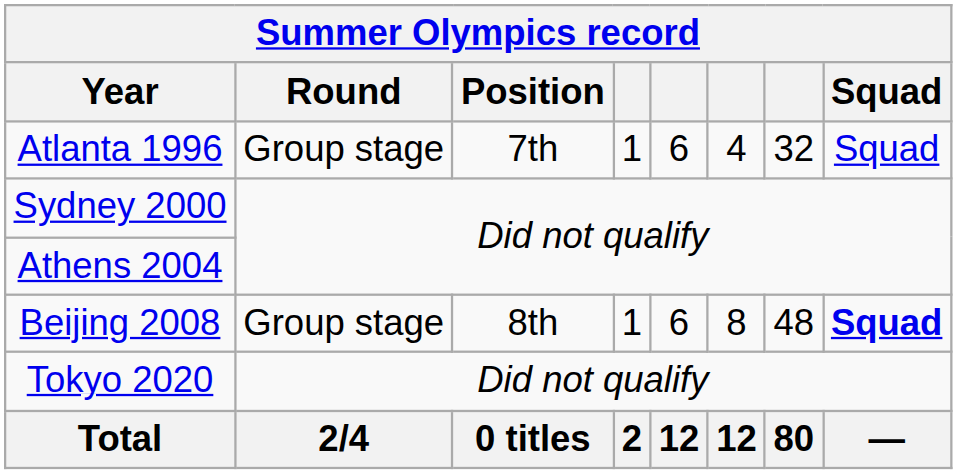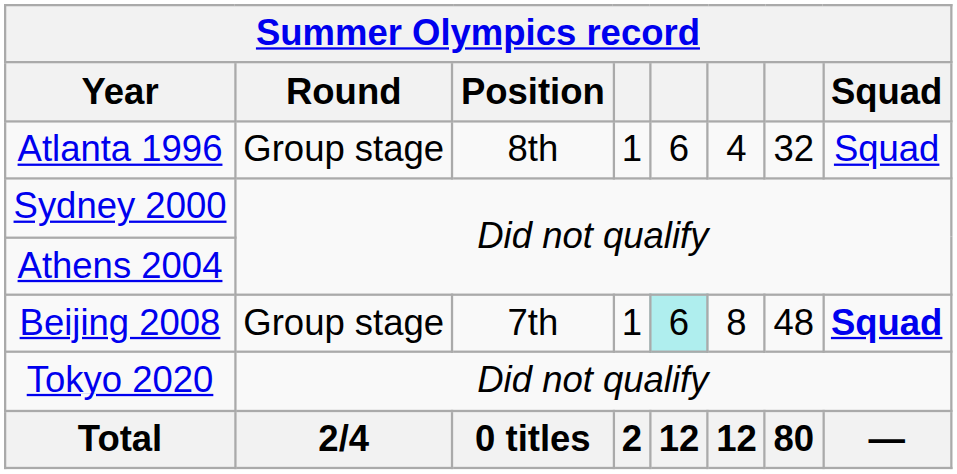(533, 149) 7th -> (533, 149) 8th
(533, 322) 8th -> (533, 322) 7th
(679, 322) no background -> (679, 322) paleturquoise background
